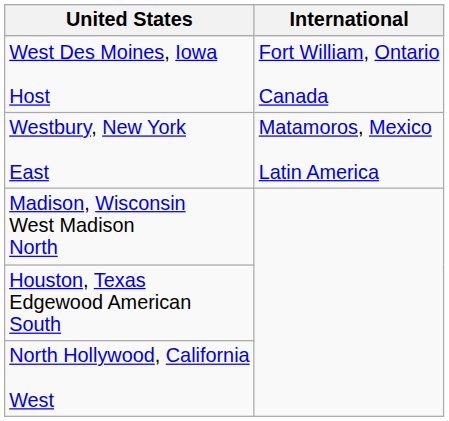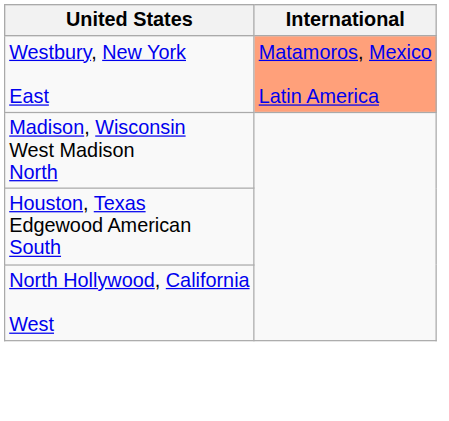- row: (113, 74)
(345, 150) no background -> (345, 74) lightsalmon background
